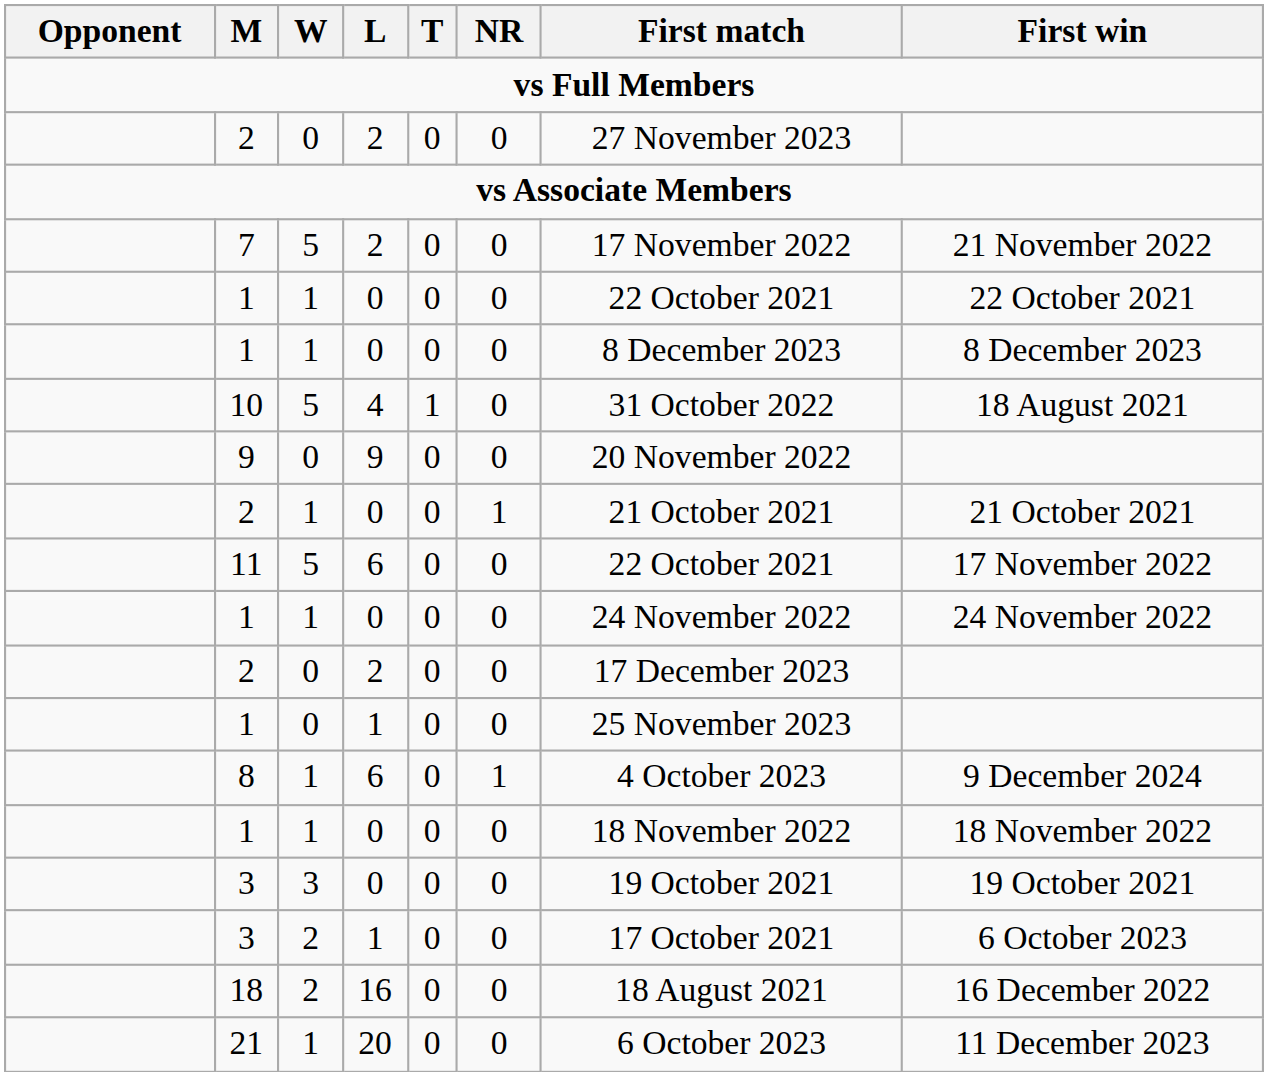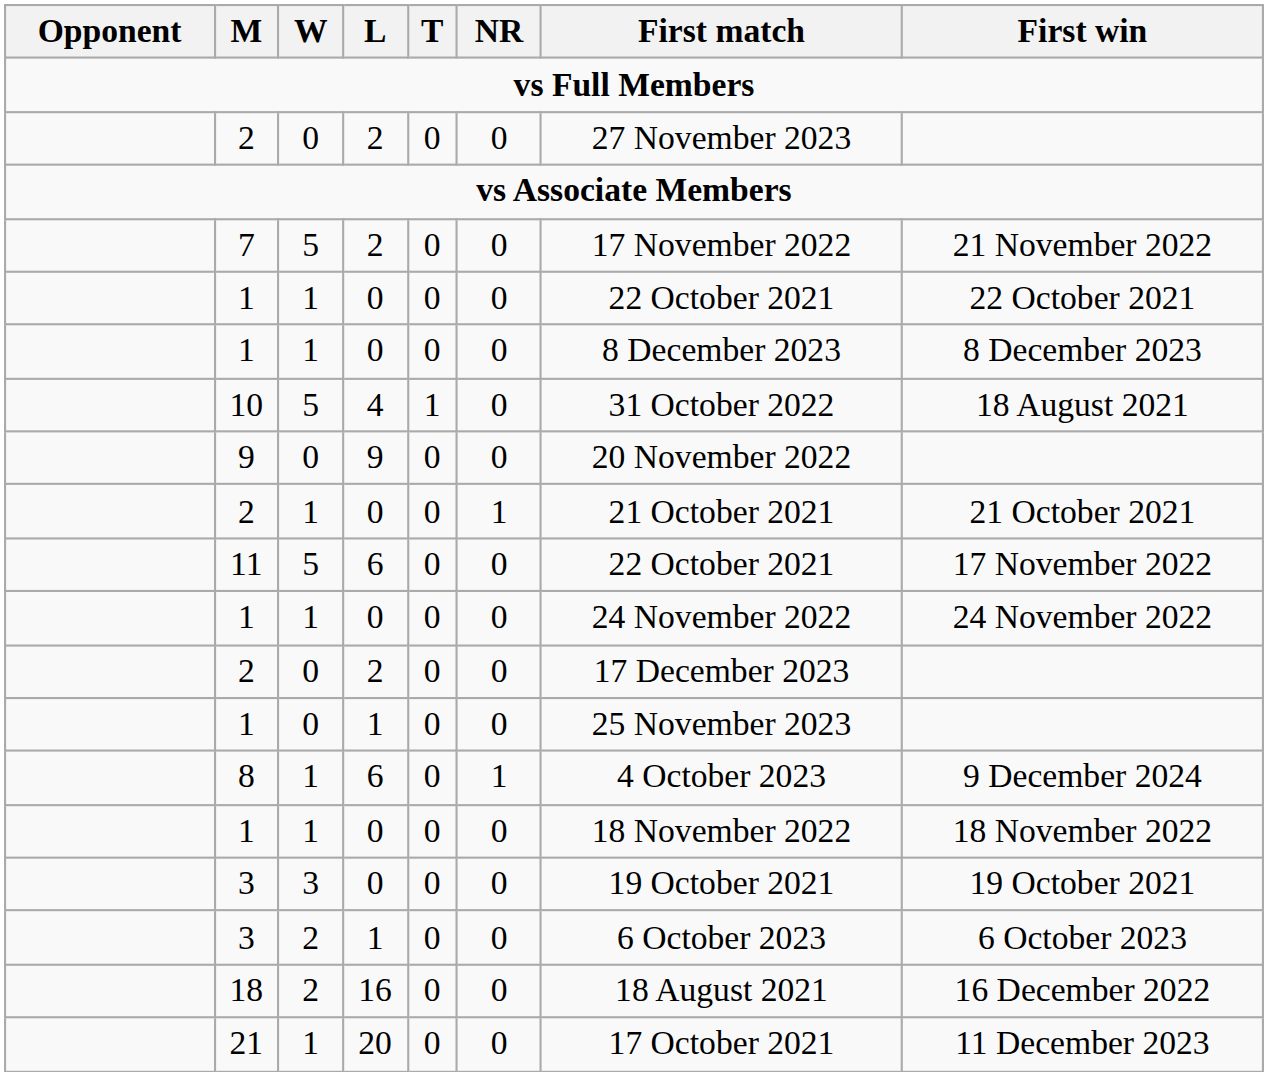(722, 937) 17 October 2021 -> (722, 937) 6 October 2023
(722, 1043) 6 October 2023 -> (722, 1043) 17 October 2021
